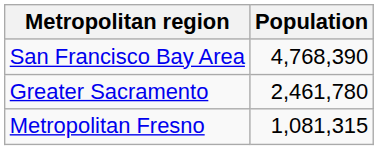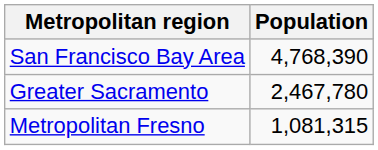(319, 91) 2,461,780 -> (319, 91) 2,467,780
